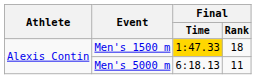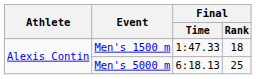(198, 47) gold background -> (198, 47) no background
(237, 65) 11 -> (237, 65) 25
